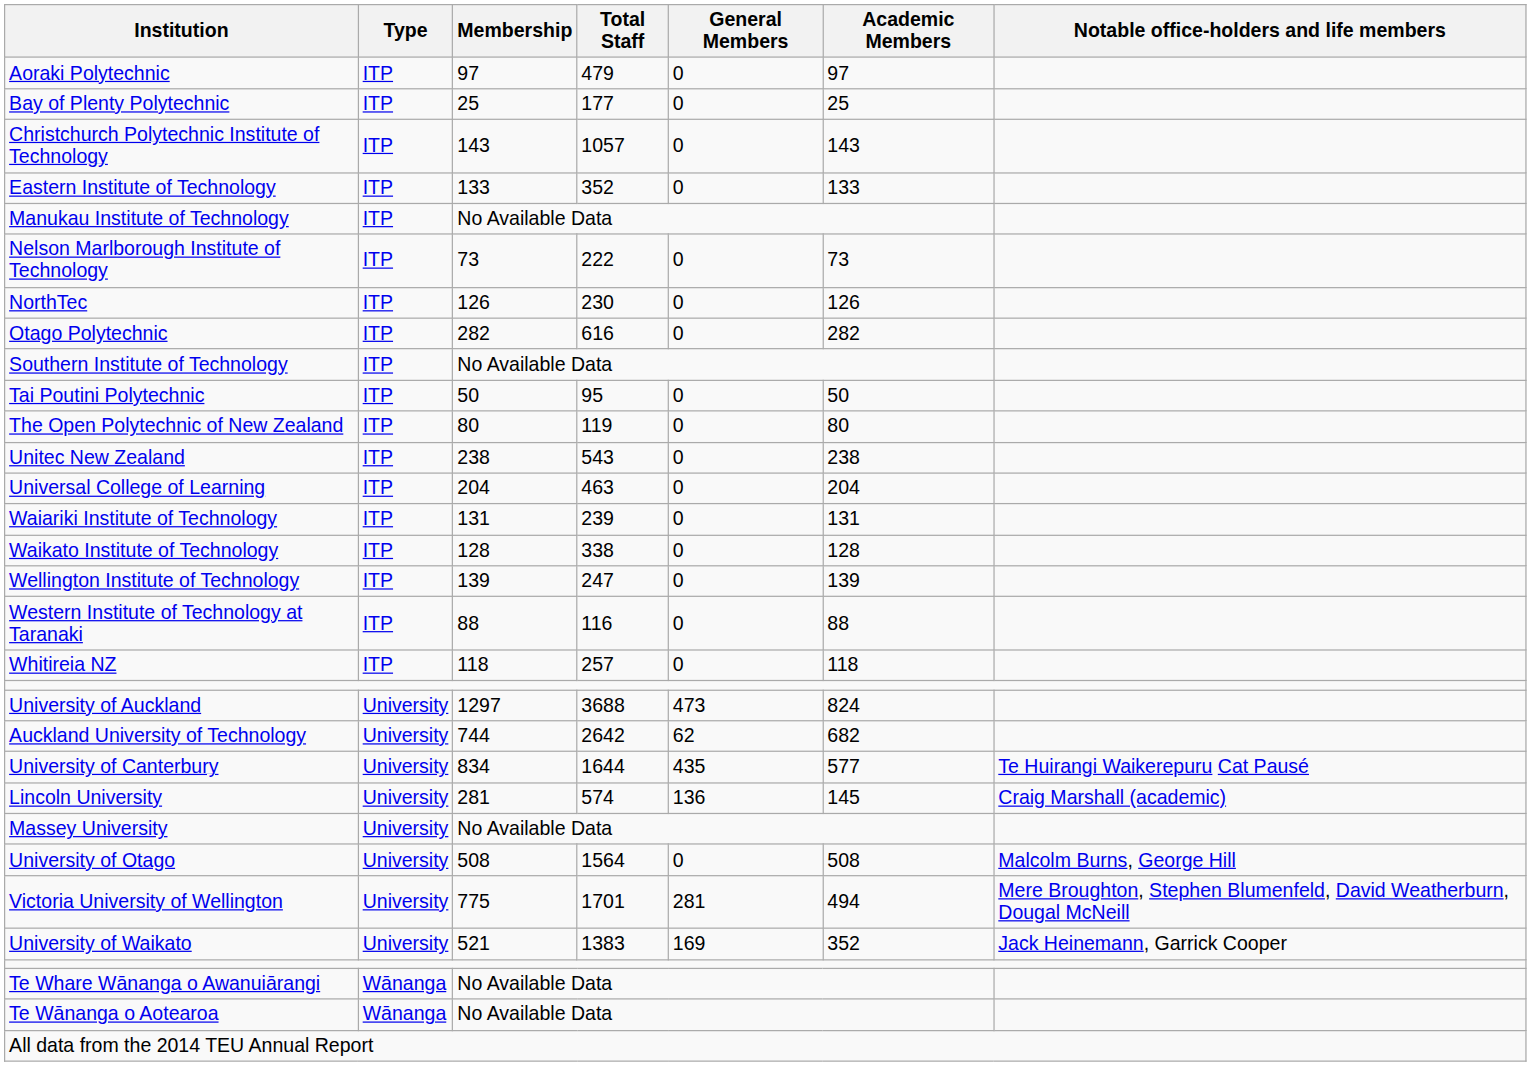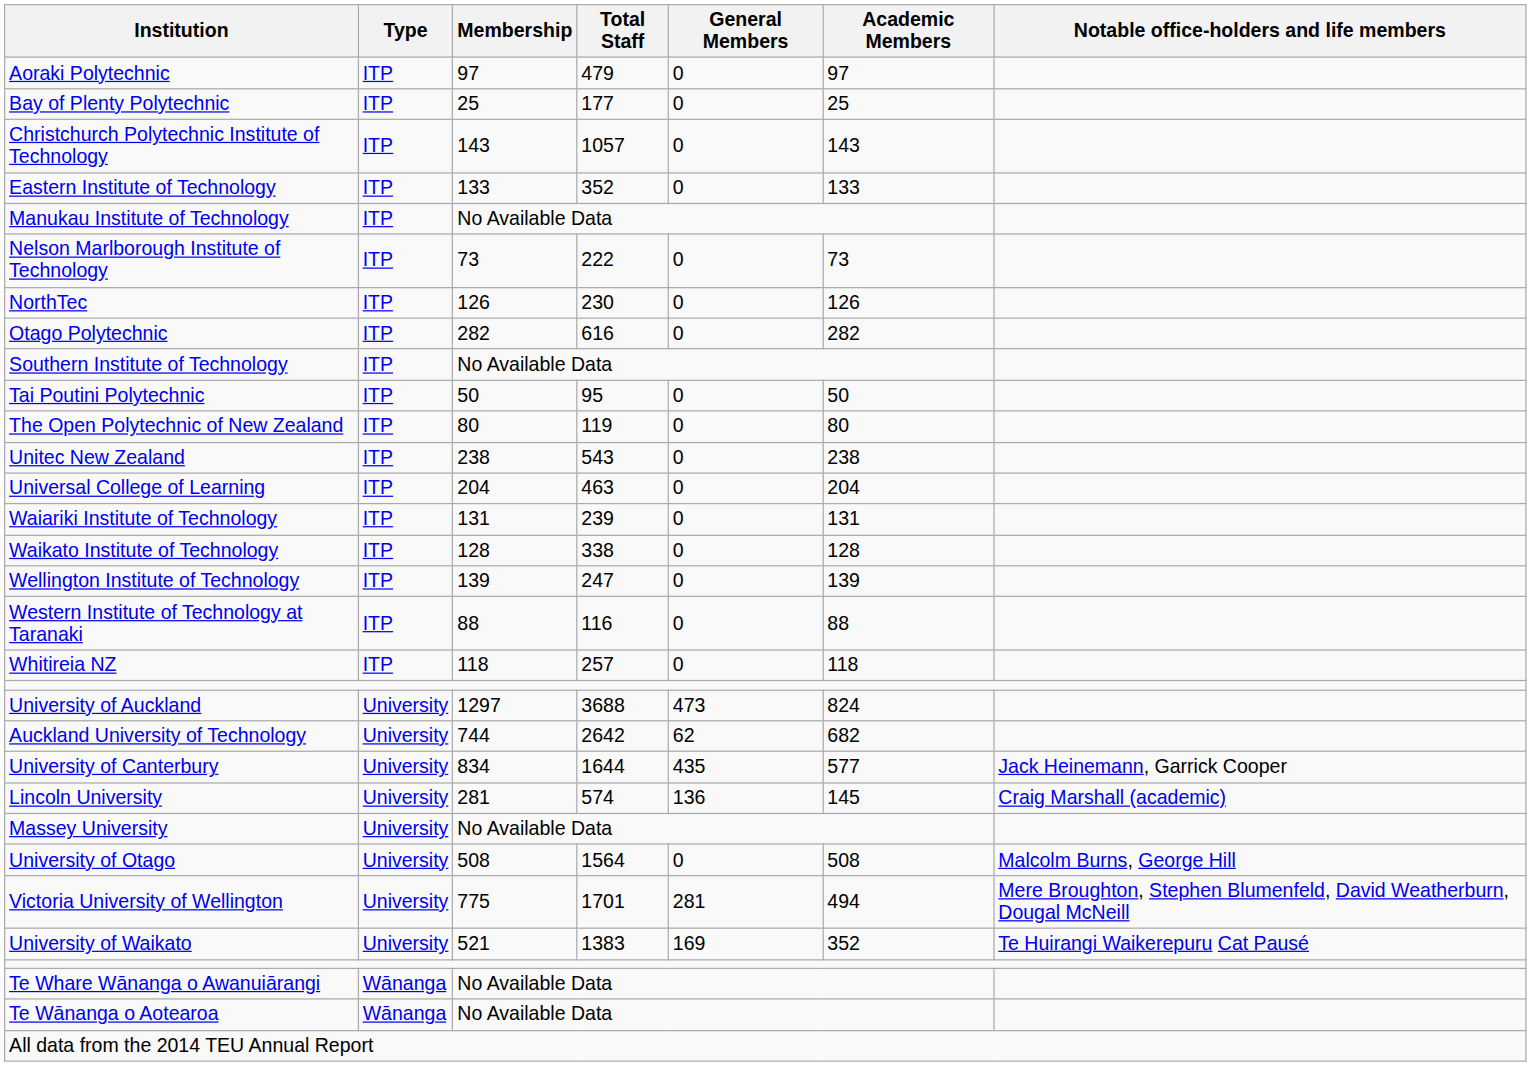(1154, 766) Te Huirangi Waikerepuru Cat Pausé -> (1143, 766) Jack Heinemann, Garrick Cooper
(1143, 943) Jack Heinemann, Garrick Cooper -> (1154, 943) Te Huirangi Waikerepuru Cat Pausé
